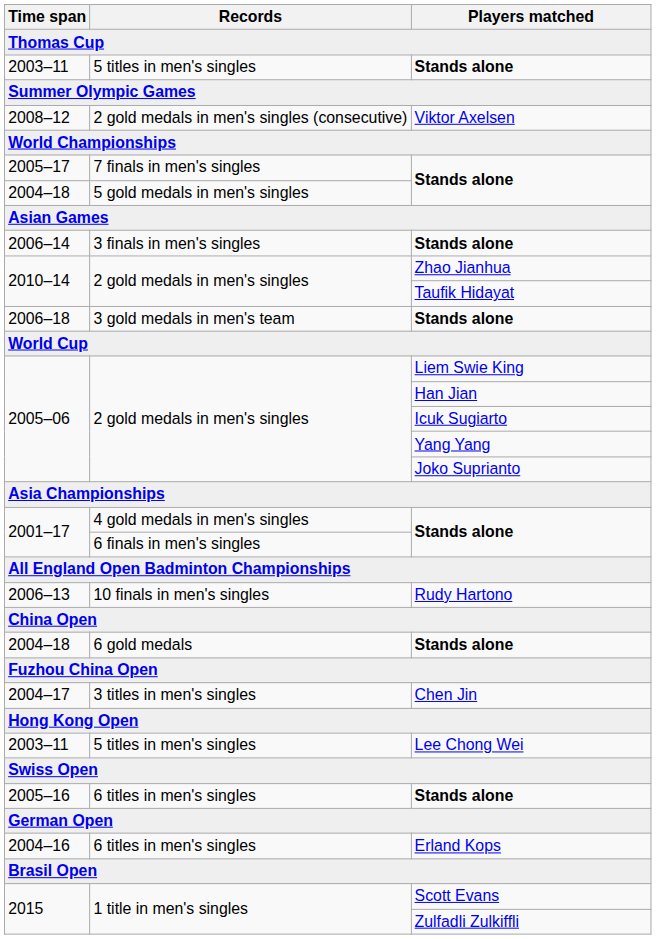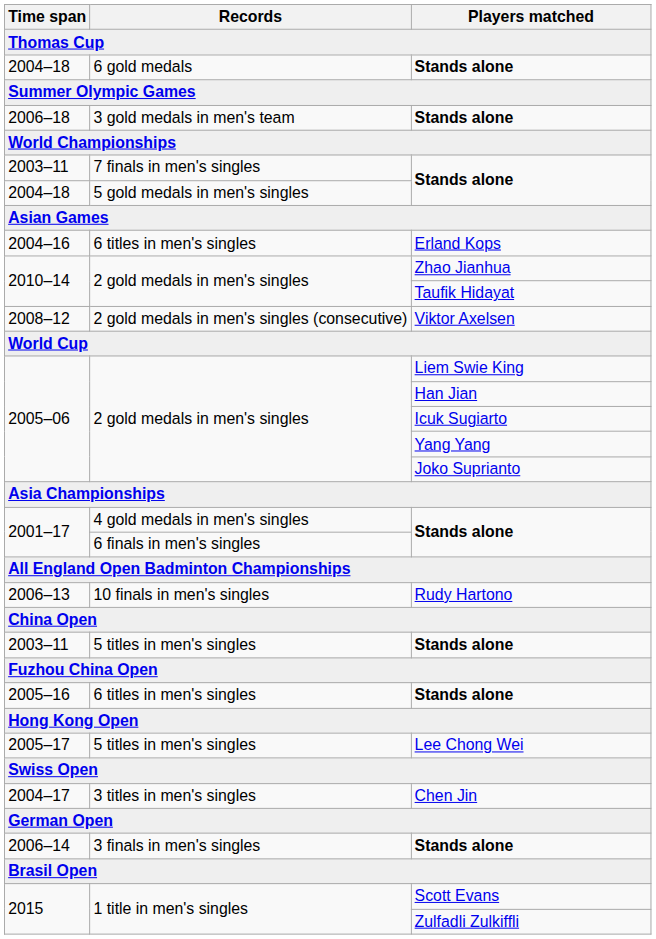rows swapped: (143, 645) <-> (175, 67)
rows swapped: (250, 117) <-> (194, 318)
(39, 167) 2005–17 -> (38, 167) 2003–11
rows swapped: (177, 243) <-> (175, 846)
rows swapped: (175, 795) <-> (175, 695)
(38, 745) 2003–11 -> (39, 745) 2005–17
